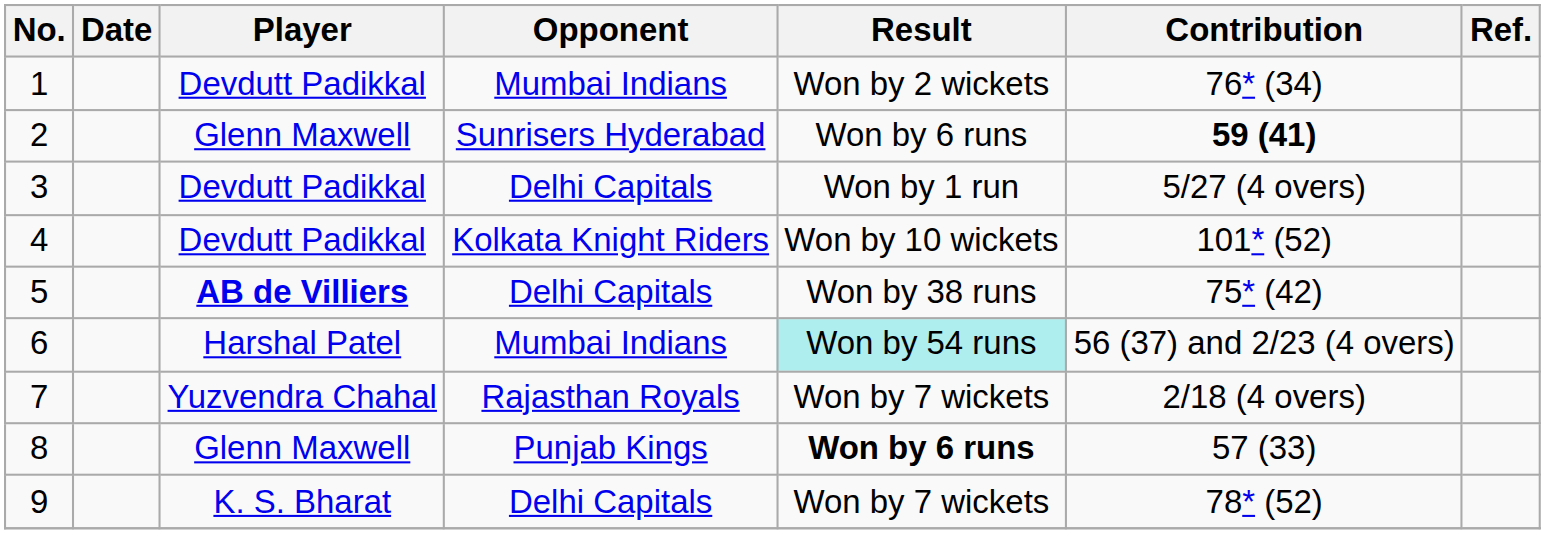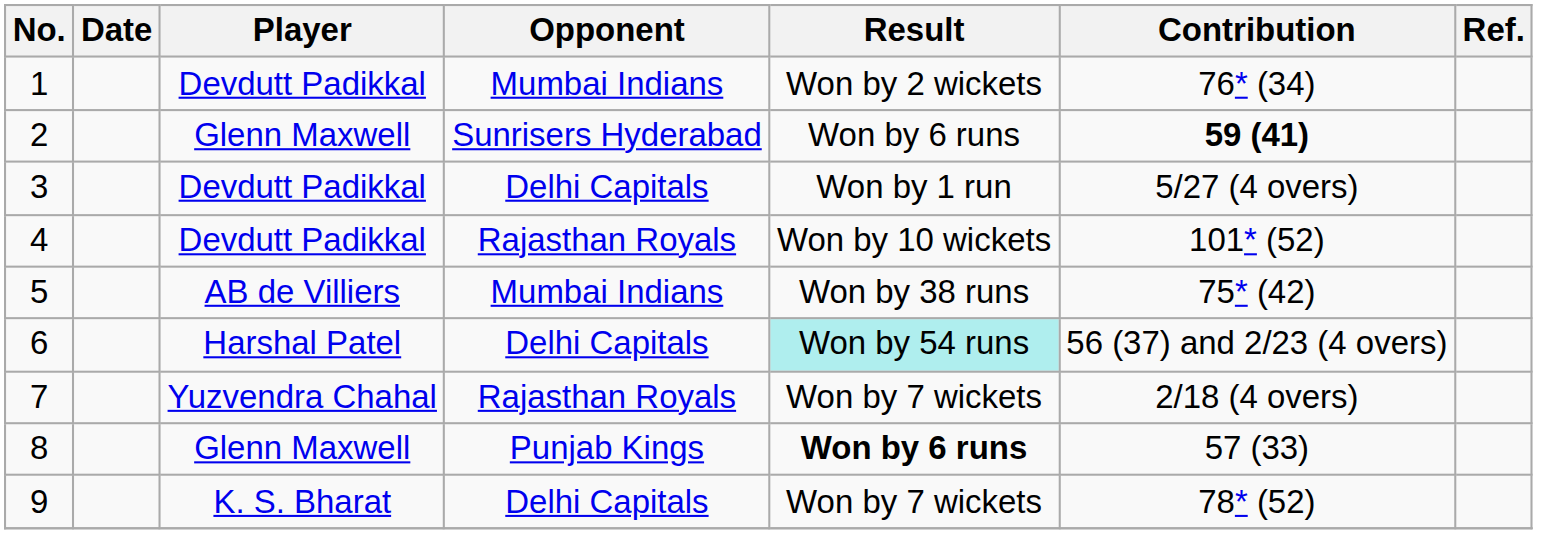(611, 239) Kolkata Knight Riders -> (607, 239) Rajasthan Royals
(302, 291) bold -> (302, 291) normal
(611, 291) Delhi Capitals -> (607, 291) Mumbai Indians
(611, 344) Mumbai Indians -> (607, 344) Delhi Capitals
